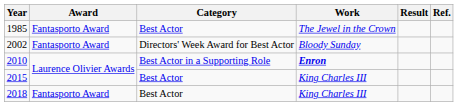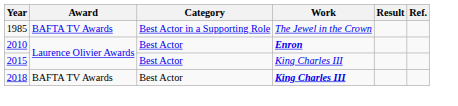(71, 28) Fantasporto Award -> (72, 28) BAFTA TV Awards
(161, 28) Best Actor -> (205, 28) Best Actor in a Supporting Role
- row: (17, 45)
(205, 61) Best Actor in a Supporting Role -> (161, 45) Best Actor
(71, 93) Fantasporto Award -> (72, 77) BAFTA TV Awards
(333, 93) normal -> (310, 77) bold
